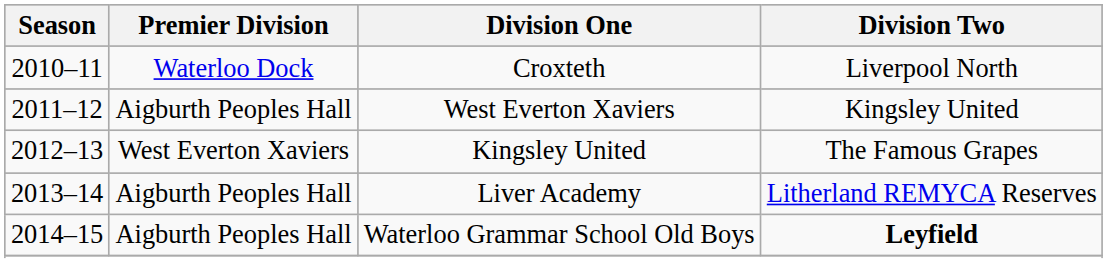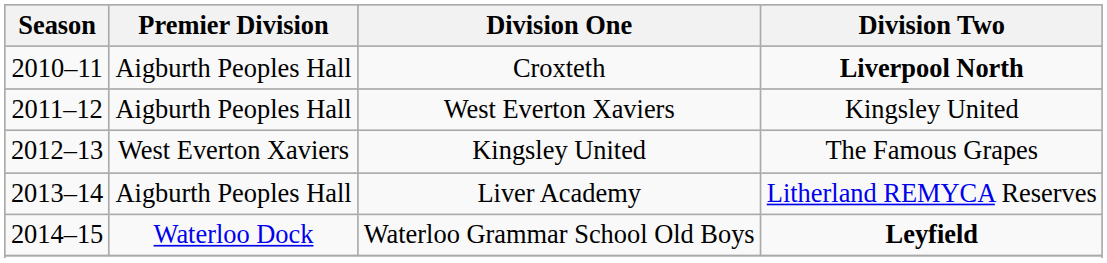(234, 67) Waterloo Dock -> (234, 67) Aigburth Peoples Hall
(932, 67) normal -> (932, 67) bold
(234, 234) Aigburth Peoples Hall -> (234, 234) Waterloo Dock
